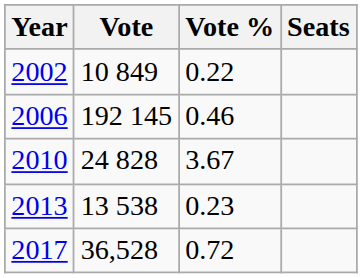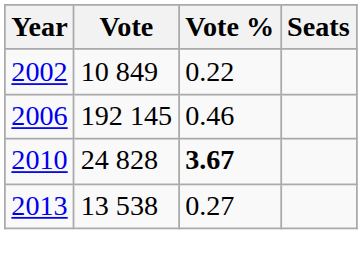(210, 160) normal -> (210, 160) bold
(210, 205) 0.23 -> (210, 205) 0.27
- row: (40, 250)
